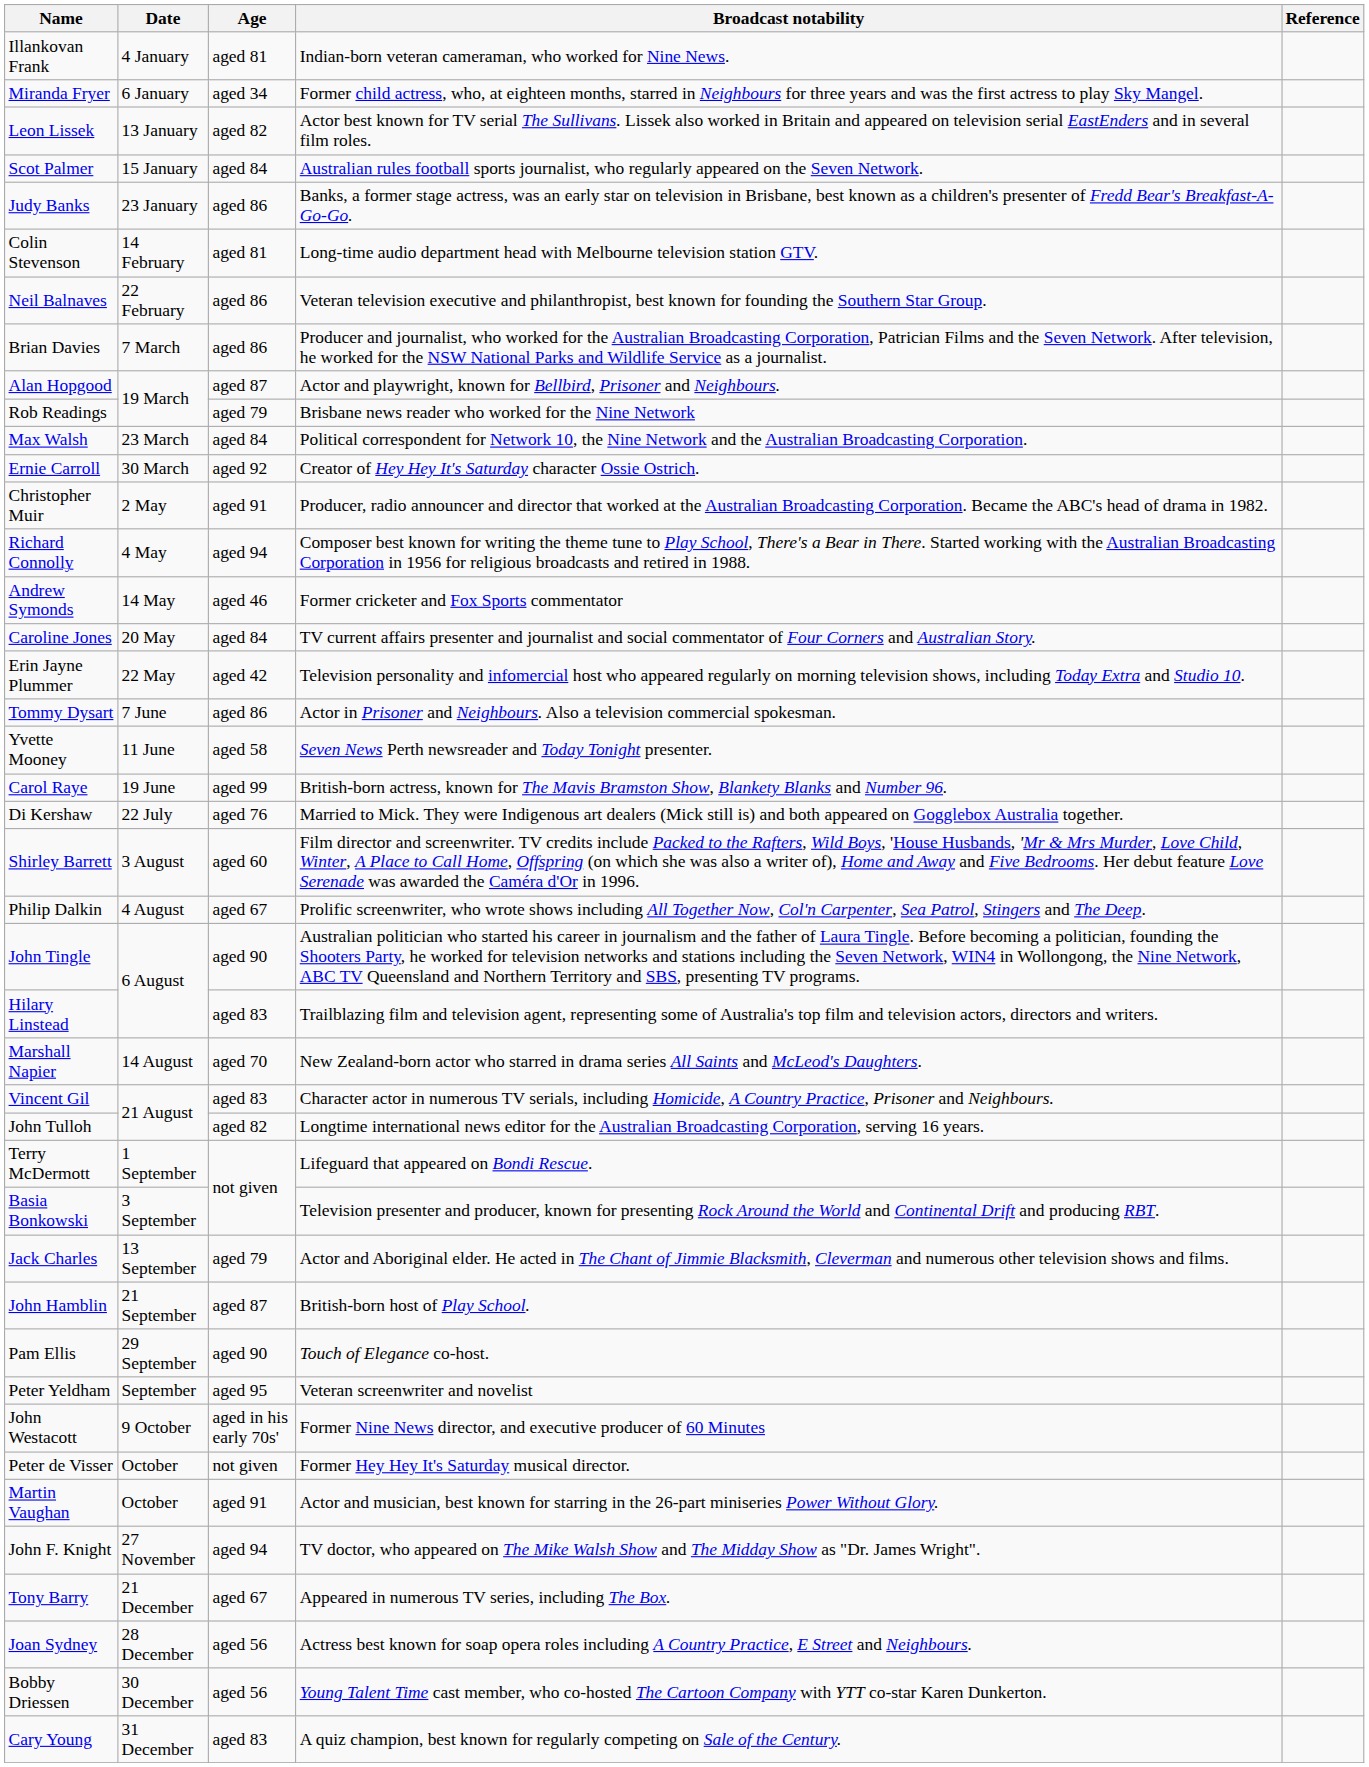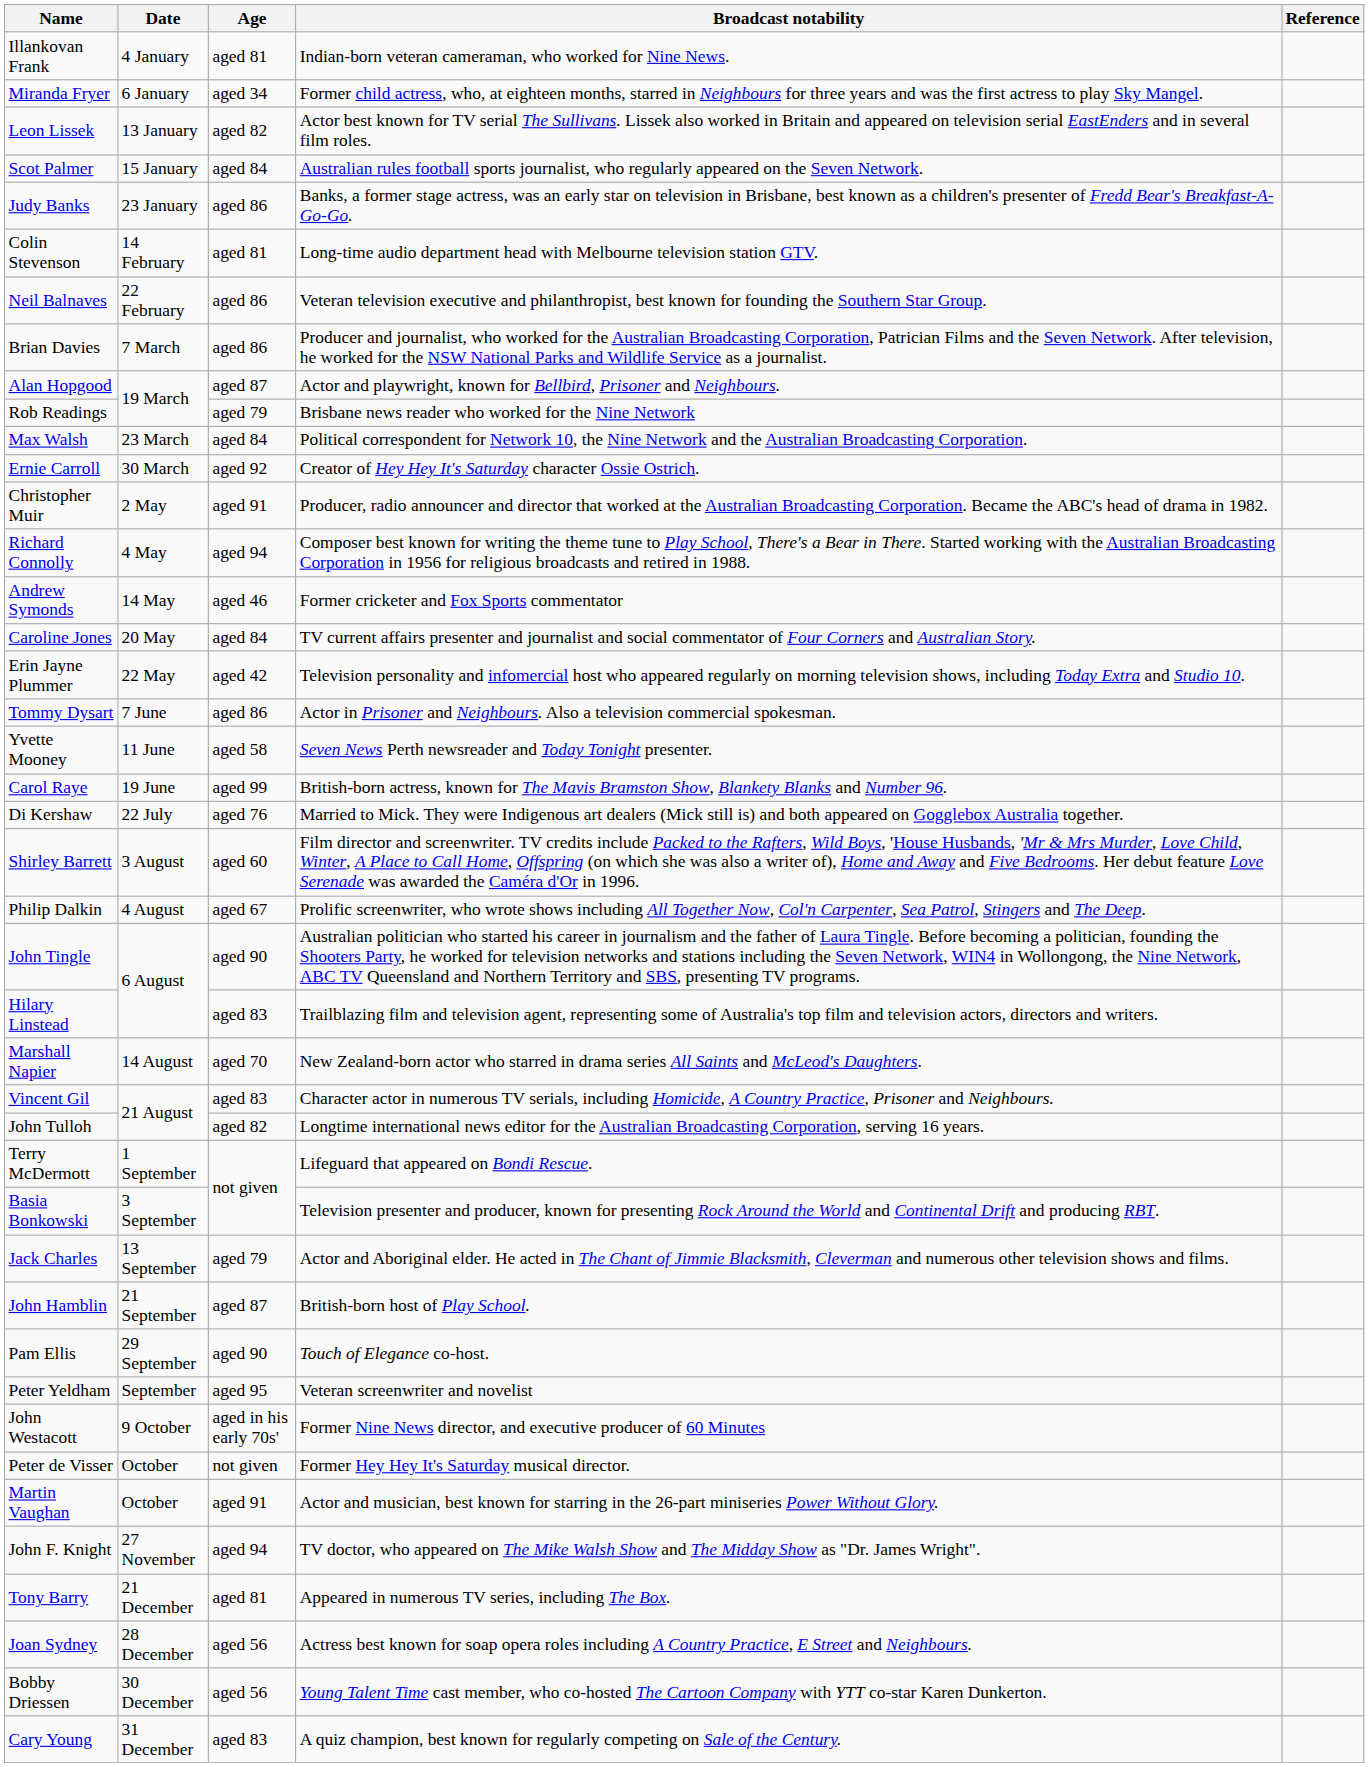(240, 1597) aged 67 -> (240, 1597) aged 81
